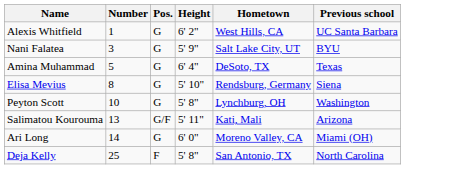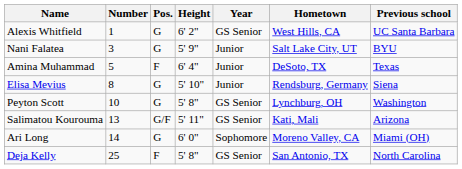+ column: (241, 13)
(157, 66) G -> (156, 66) F
